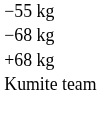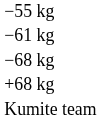+ row: (29, 35)
